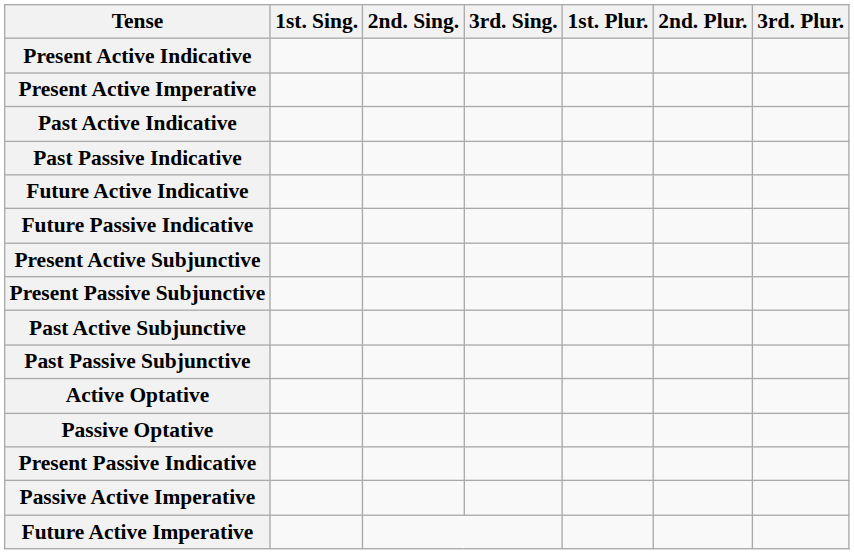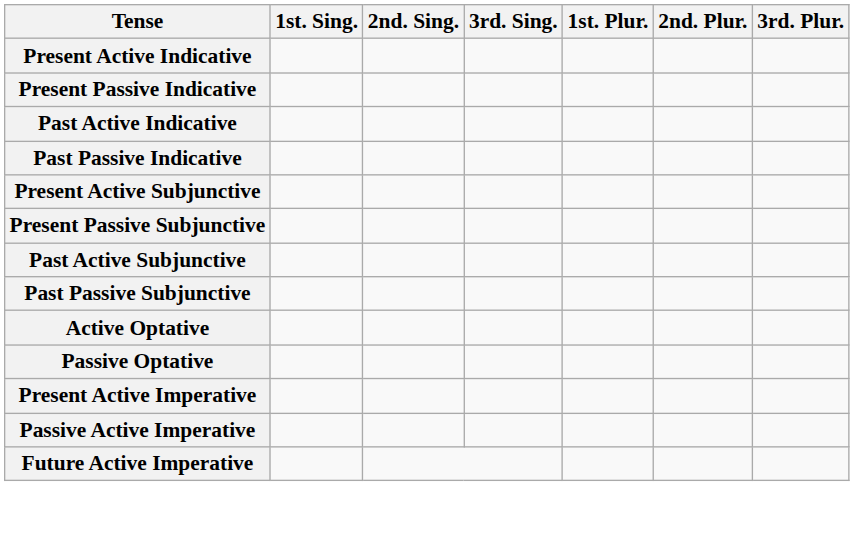rows swapped: (137, 463) <-> (137, 89)
- row: (137, 191)
- row: (137, 225)
